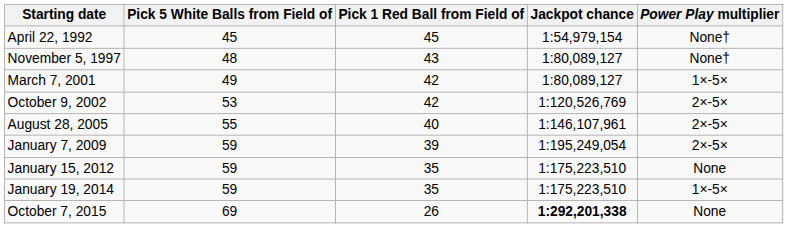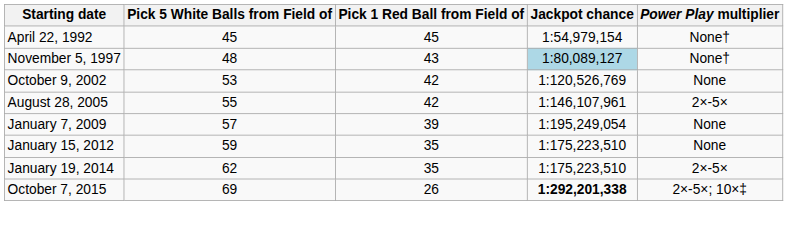(582, 59) no background -> (582, 59) lightblue background
- row: (52, 80)
(710, 102) 2×-5× -> (710, 80) None
(431, 124) 40 -> (431, 102) 42
(230, 146) 59 -> (230, 124) 57
(710, 146) 2×-5× -> (710, 124) None
(230, 189) 59 -> (230, 168) 62
(710, 189) 1×-5× -> (710, 168) 2×-5×
(710, 211) None -> (710, 189) 2×-5×; 10×‡
